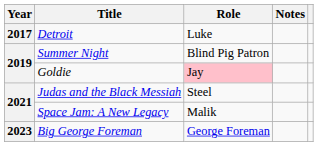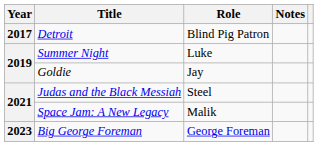(200, 33) Luke -> (228, 33) Blind Pig Patron
(228, 53) Blind Pig Patron -> (200, 53) Luke
(195, 72) pink background -> (195, 72) no background
